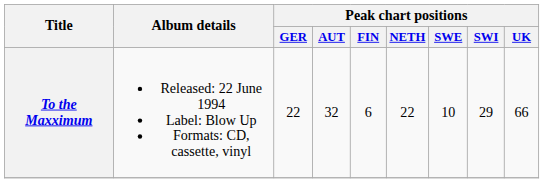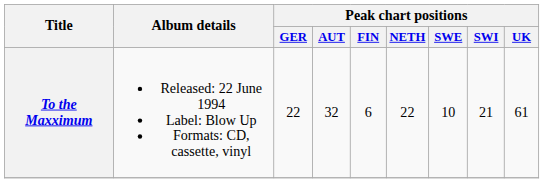(486, 112) 29 -> (486, 112) 21
(522, 112) 66 -> (522, 112) 61
